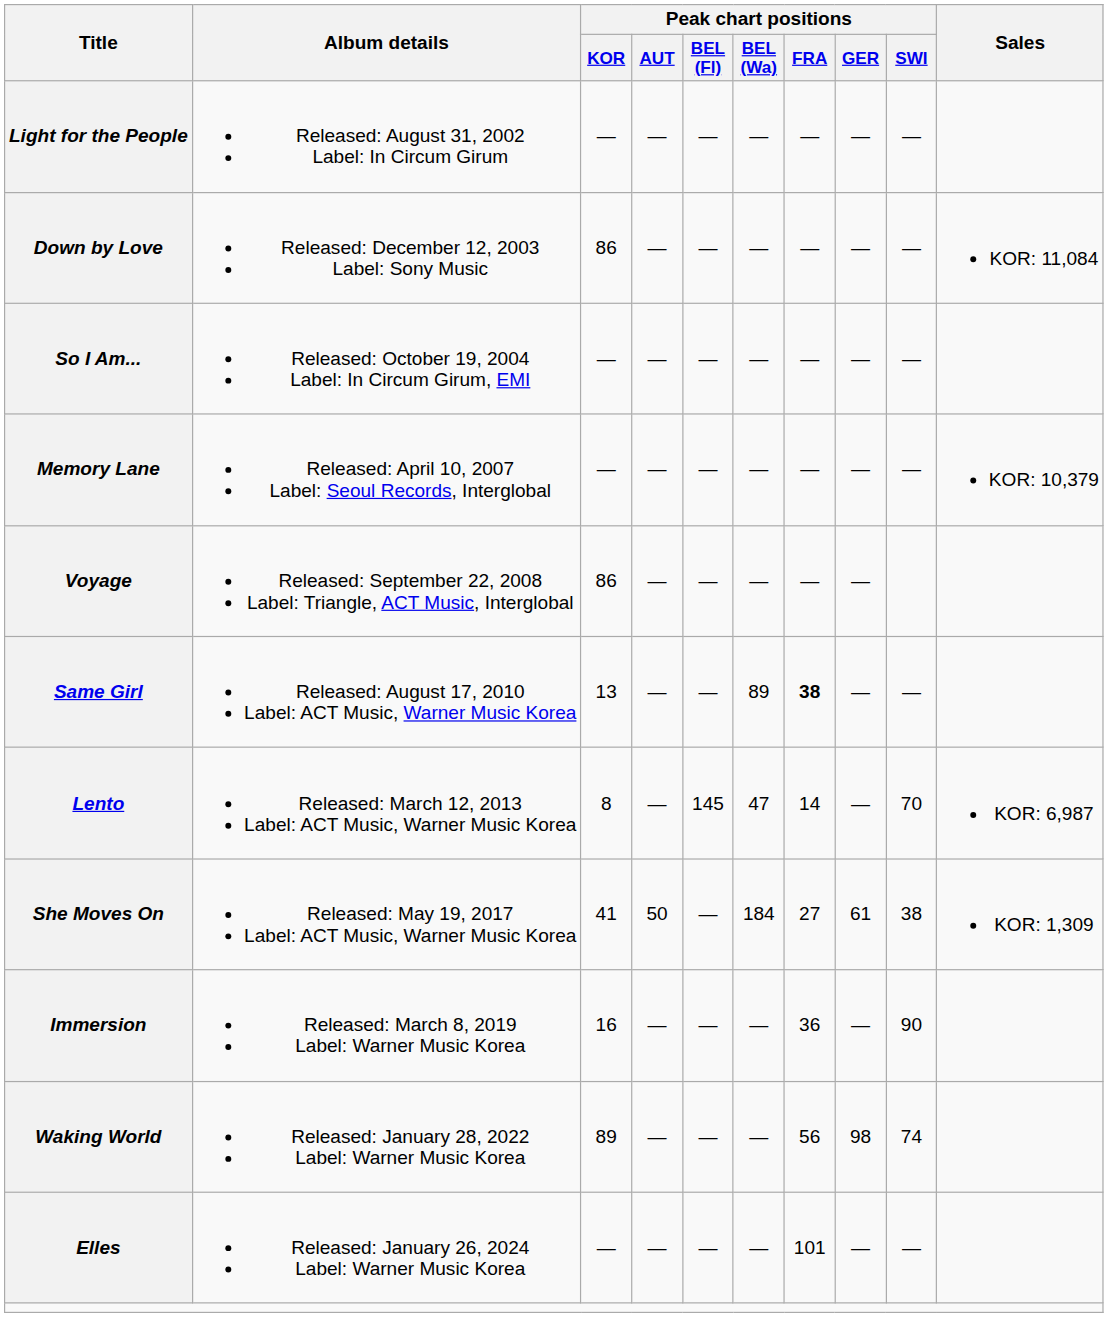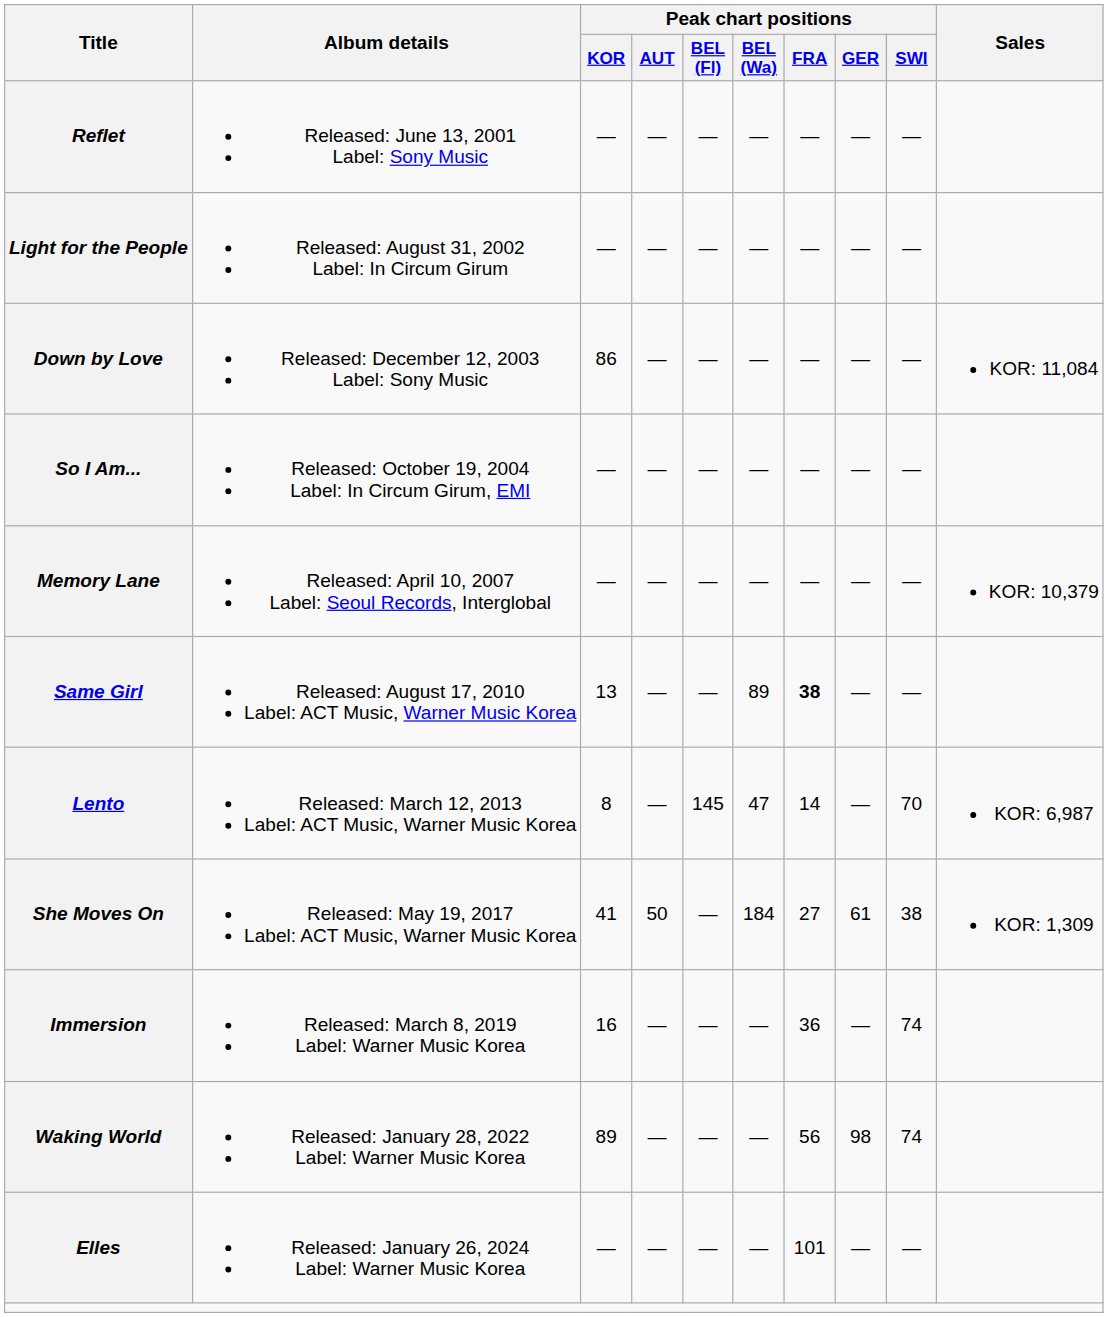+ row: (98, 136)
- row: (98, 580)
(911, 1025) 90 -> (911, 1025) 74
